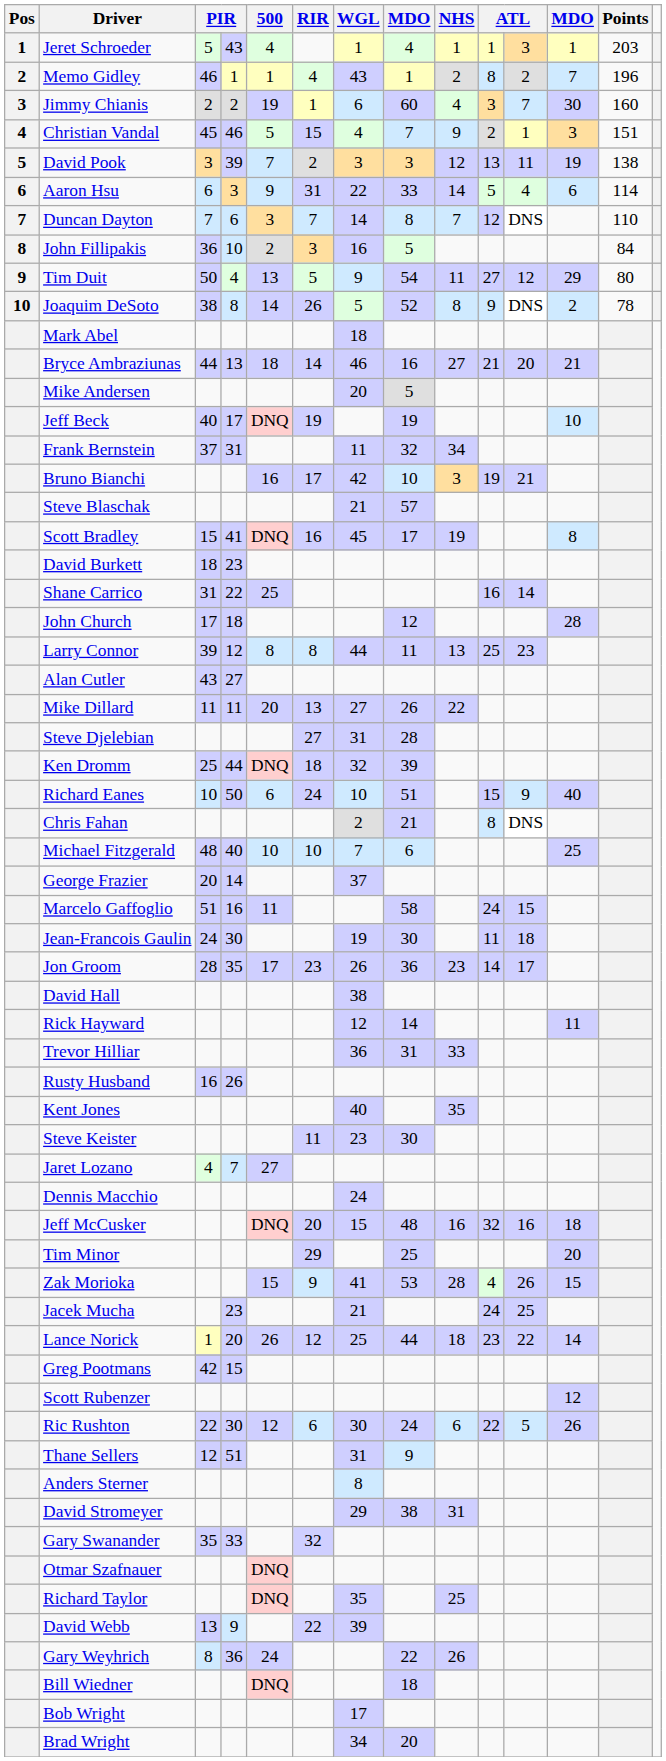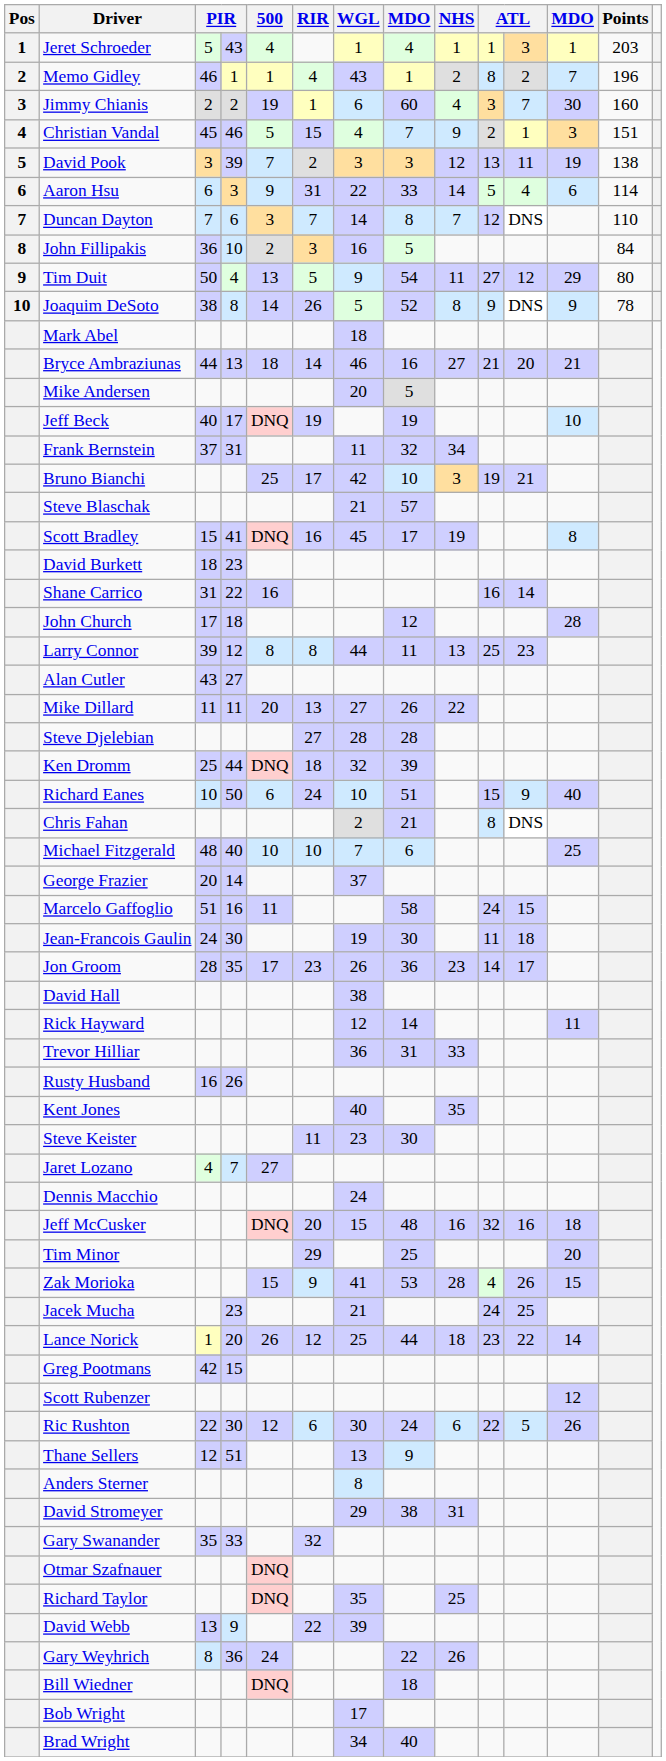(573, 305) 2 -> (573, 305) 9
(270, 477) 16 -> (270, 477) 25
(270, 592) 25 -> (270, 592) 16
(358, 736) 31 -> (358, 736) 28
(358, 1454) 31 -> (358, 1454) 13
(409, 1741) 20 -> (409, 1741) 40
